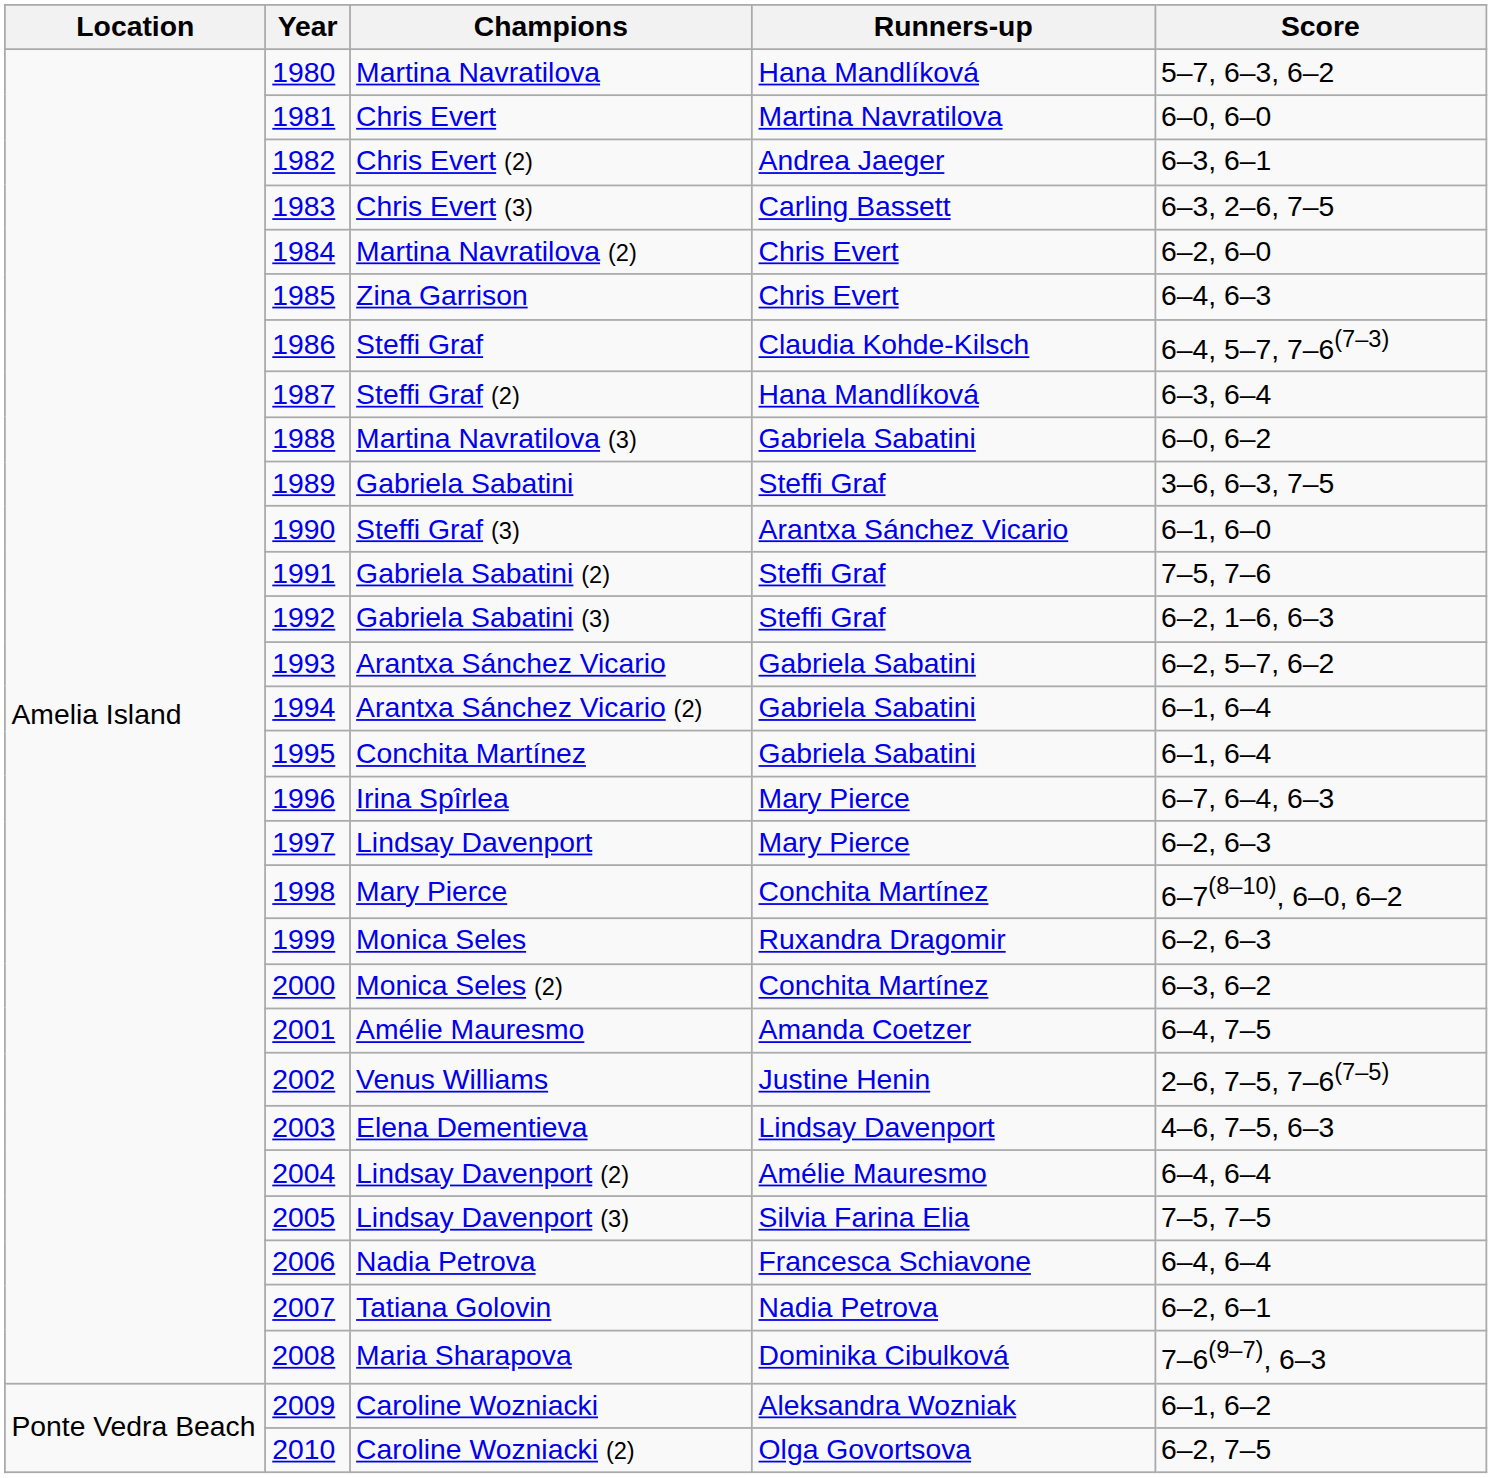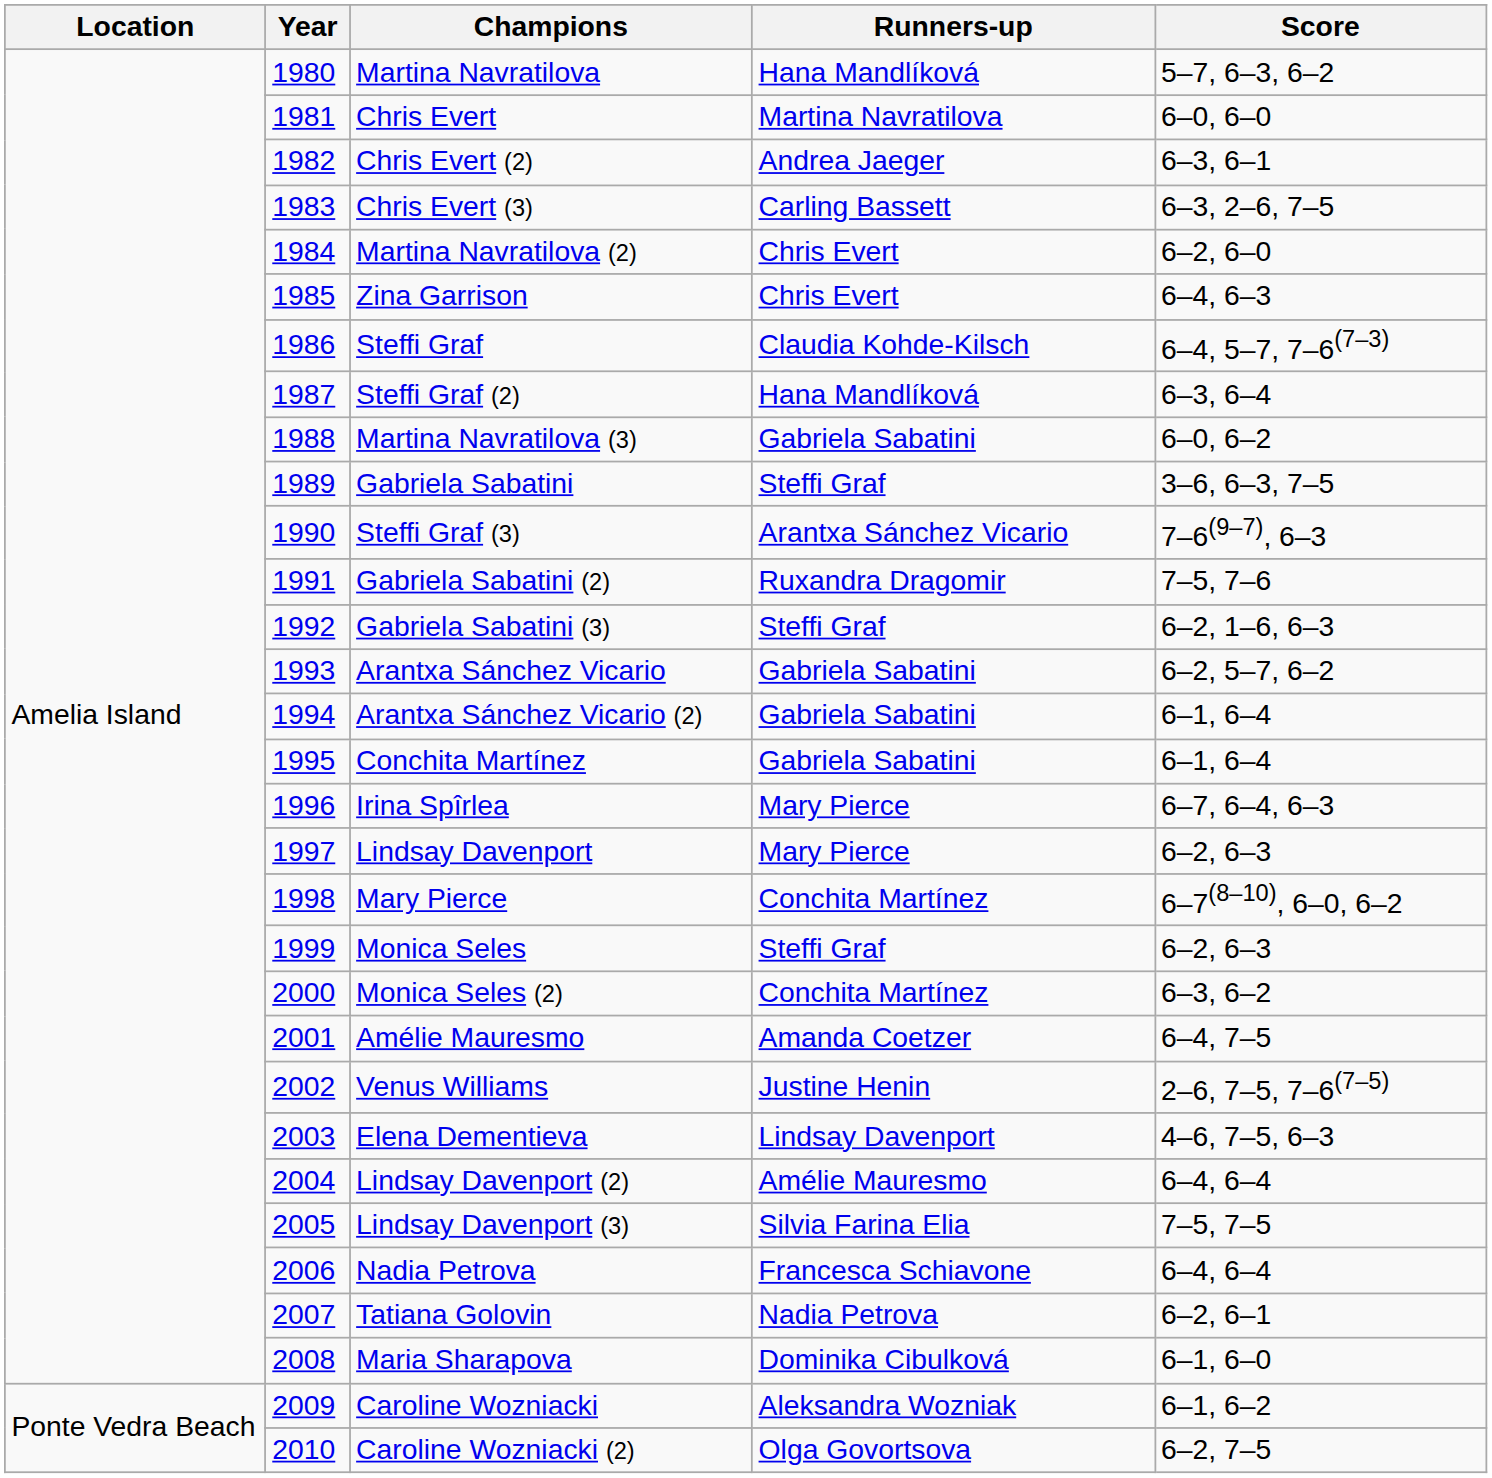(1216, 528) 6–1, 6–0 -> (1244, 532) 7–6(9–7), 6–3
(822, 573) Steffi Graf -> (882, 581) Ruxandra Dragomir
(882, 940) Ruxandra Dragomir -> (822, 948) Steffi Graf
(1244, 1356) 7–6(9–7), 6–3 -> (1216, 1360) 6–1, 6–0
